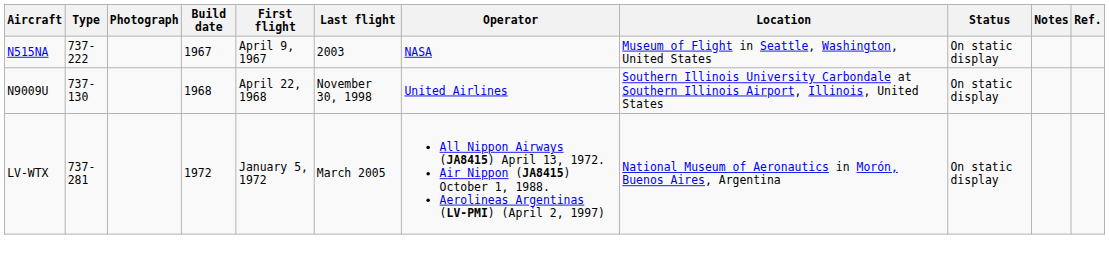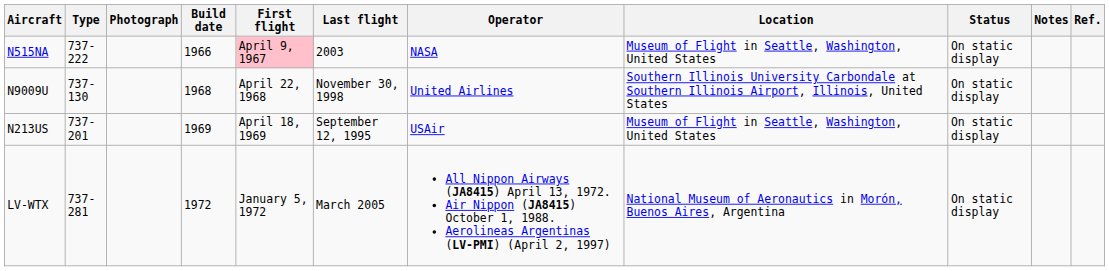(198, 52) 1967 -> (198, 52) 1966
(267, 52) no background -> (266, 52) pink background
+ row: (28, 129)
